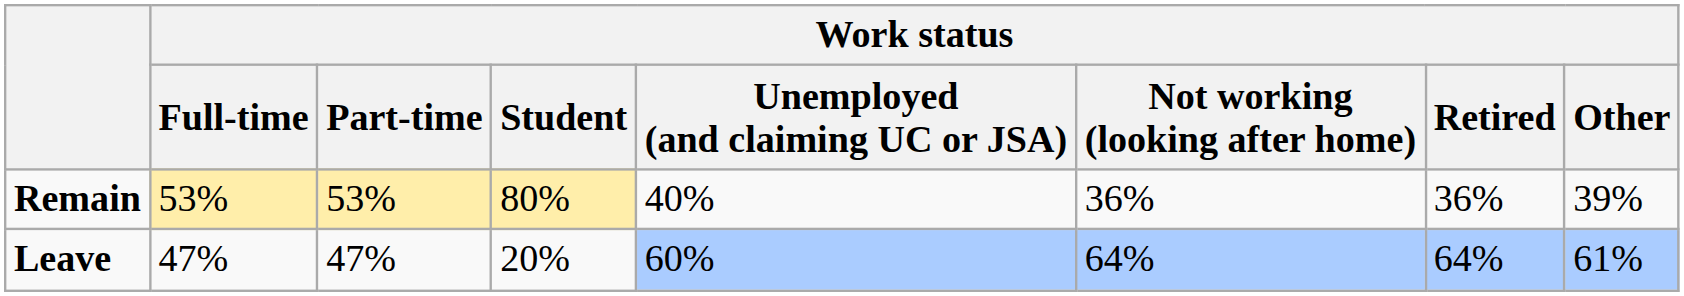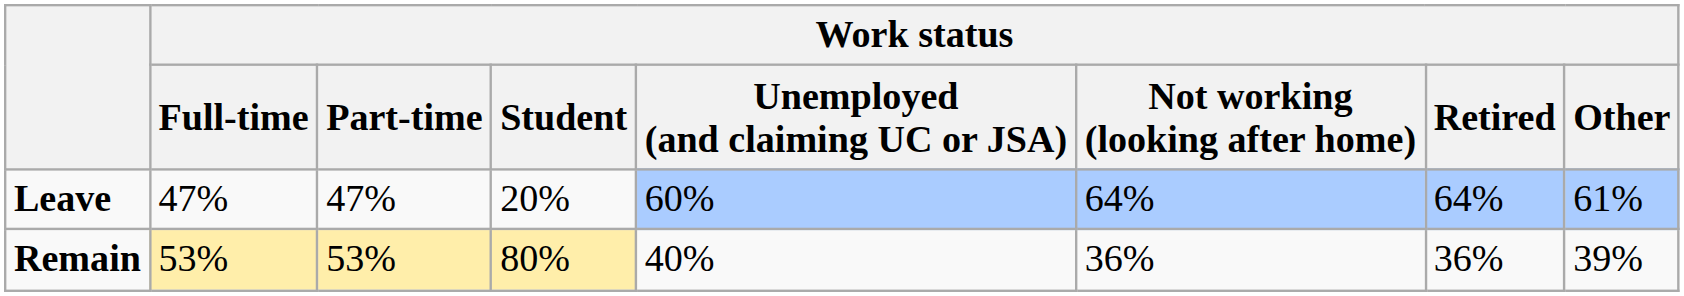rows swapped: (77, 198) <-> (63, 258)
